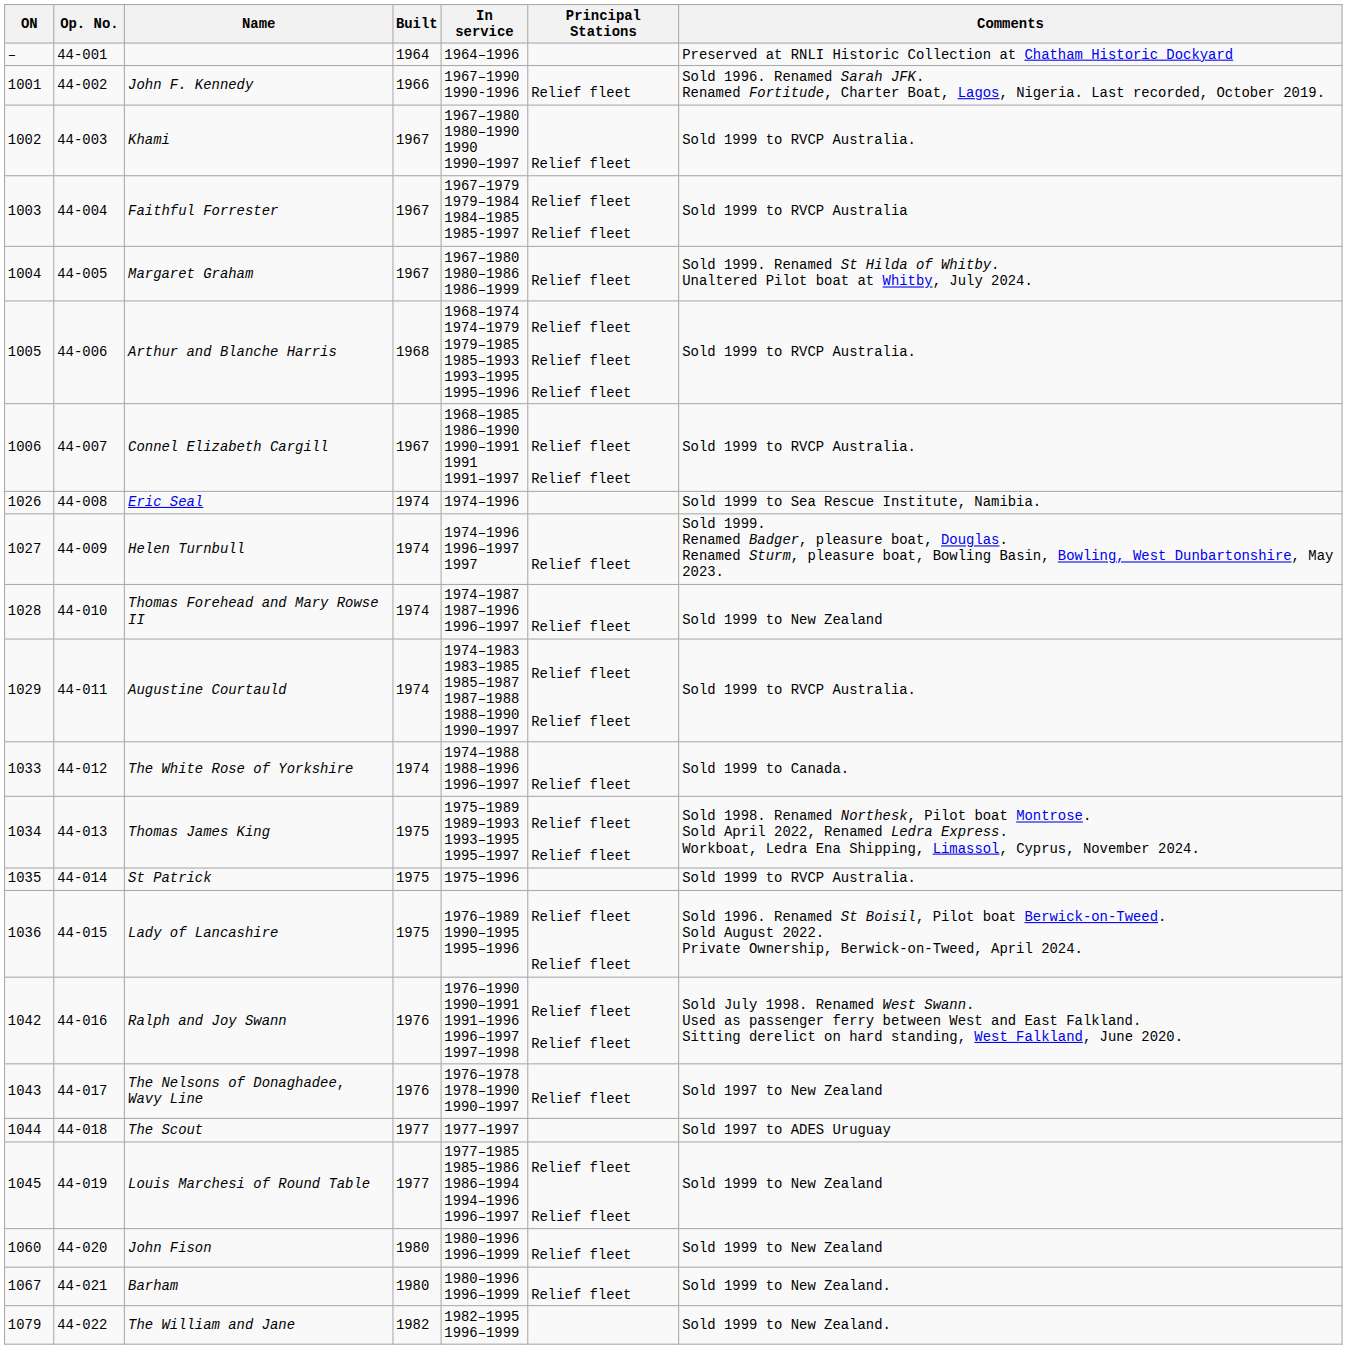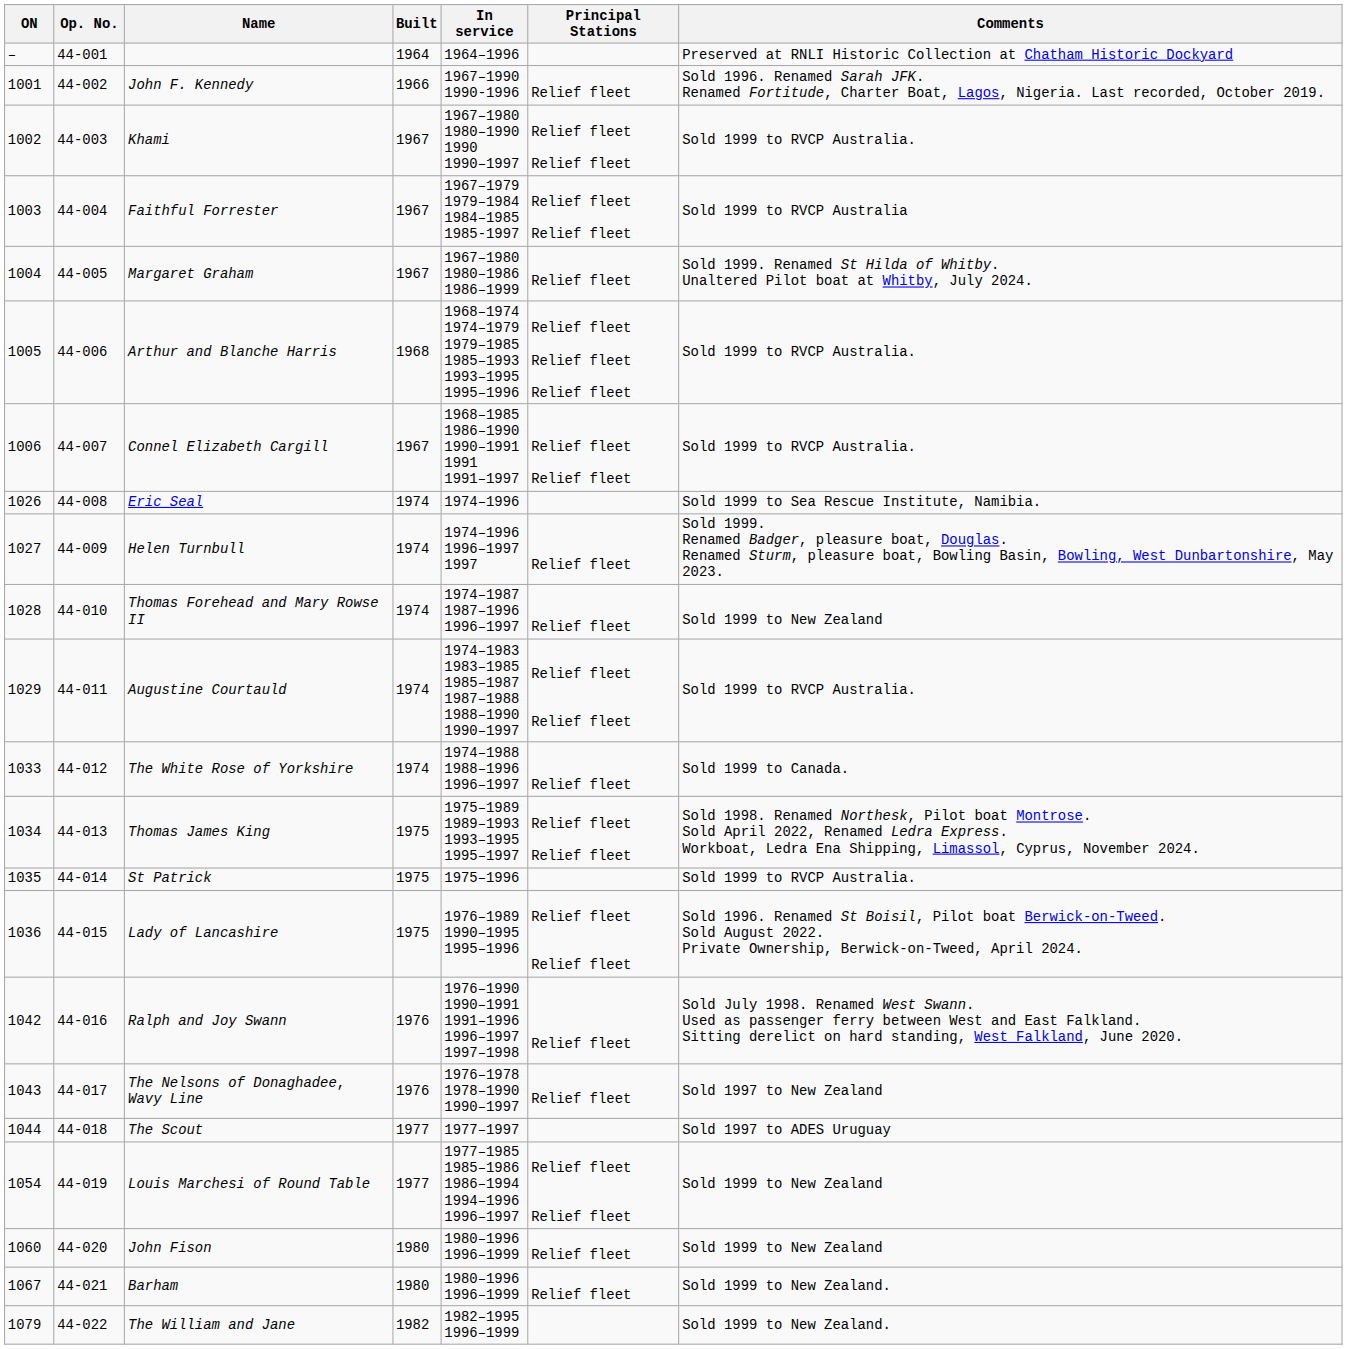(581, 164) Relief fleet -> (581, 148) Relief fleet Relief fleet
(581, 1029) Relief fleet Relief fleet -> (581, 1045) Relief fleet
(25, 1185) 1045 -> (25, 1185) 1054
